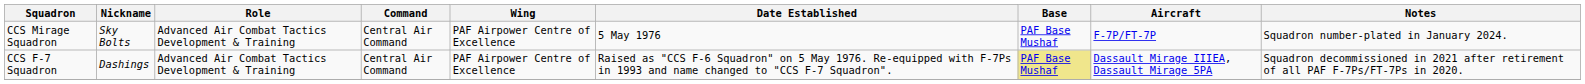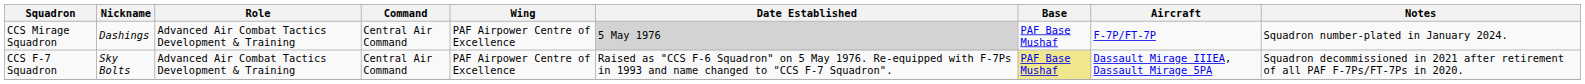(115, 36) Sky Bolts -> (124, 36) Dashings
(629, 36) no background -> (629, 36) lightgrey background
(124, 65) Dashings -> (115, 65) Sky Bolts
